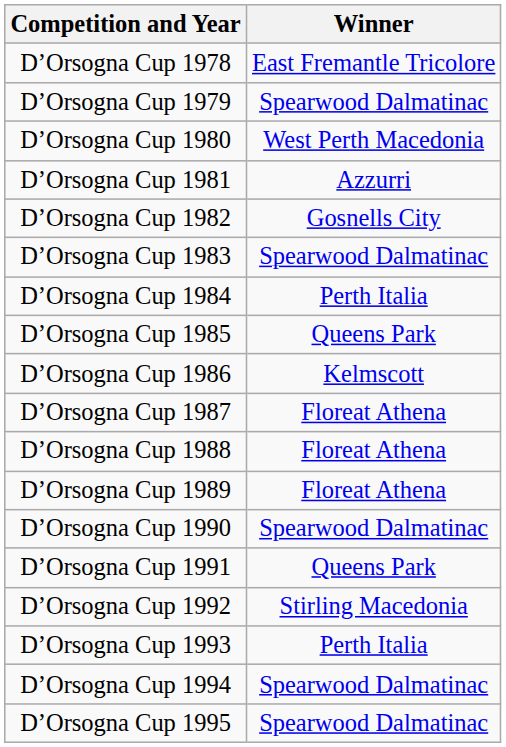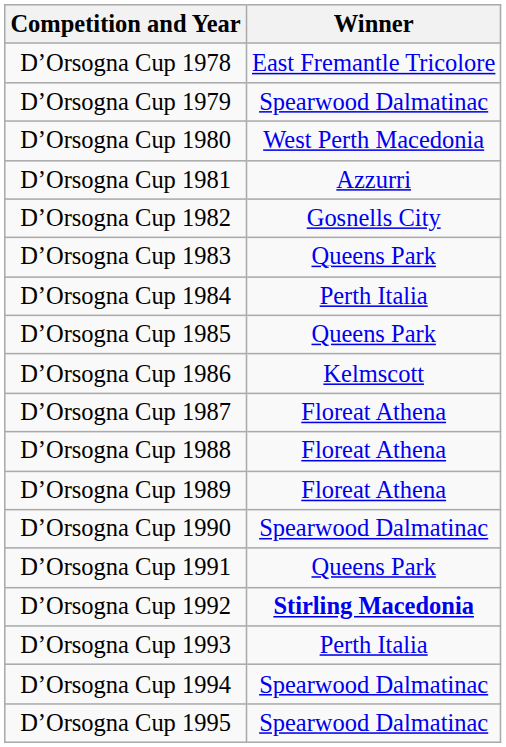(374, 256) Spearwood Dalmatinac -> (374, 256) Queens Park
(374, 606) normal -> (374, 606) bold
